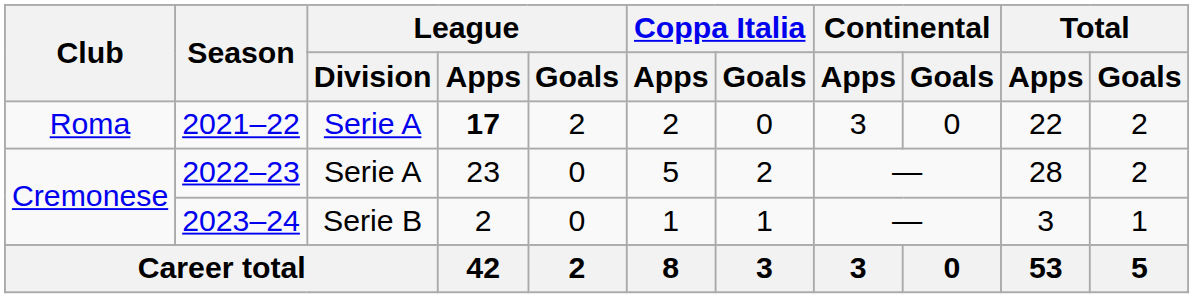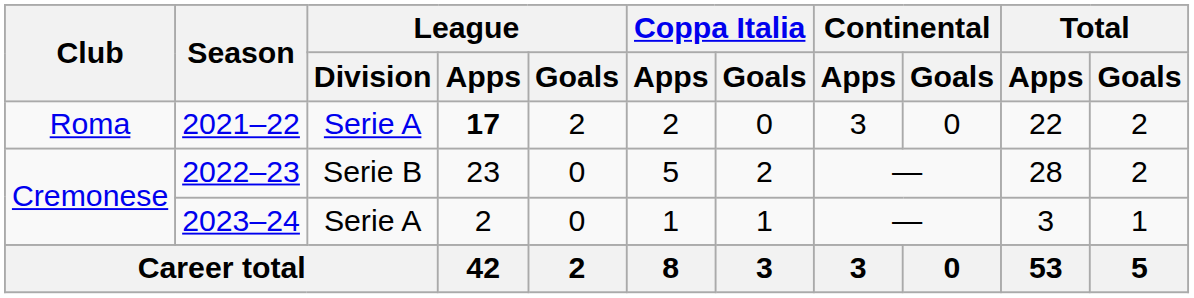(373, 172) Serie A -> (373, 172) Serie B
(373, 220) Serie B -> (373, 220) Serie A
